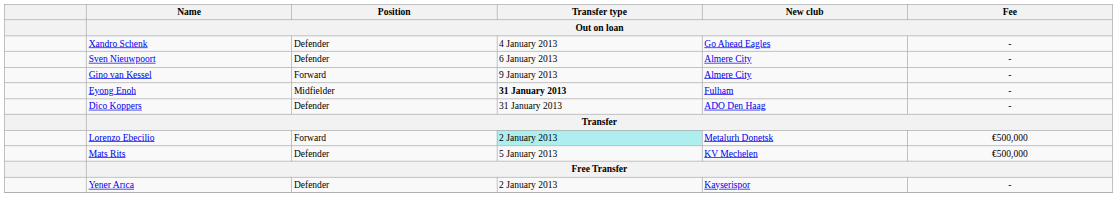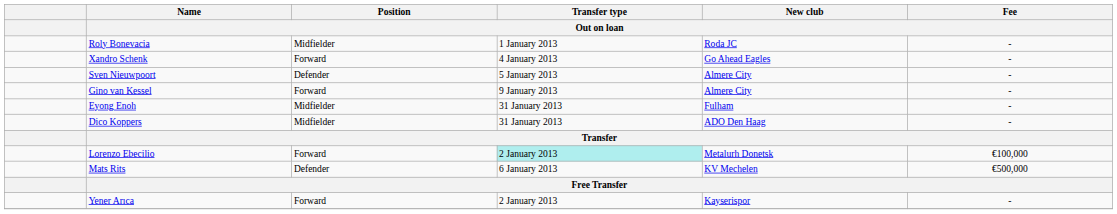+ row: (119, 43)
(312, 43) Defender -> (310, 59) Forward
(528, 59) 6 January 2013 -> (528, 74) 5 January 2013
(533, 90) bold -> (531, 106) normal
(312, 106) Defender -> (314, 121) Midfielder
(1010, 137) €500,000 -> (1010, 153) €100,000
(528, 153) 5 January 2013 -> (528, 169) 6 January 2013
(312, 184) Defender -> (310, 200) Forward
